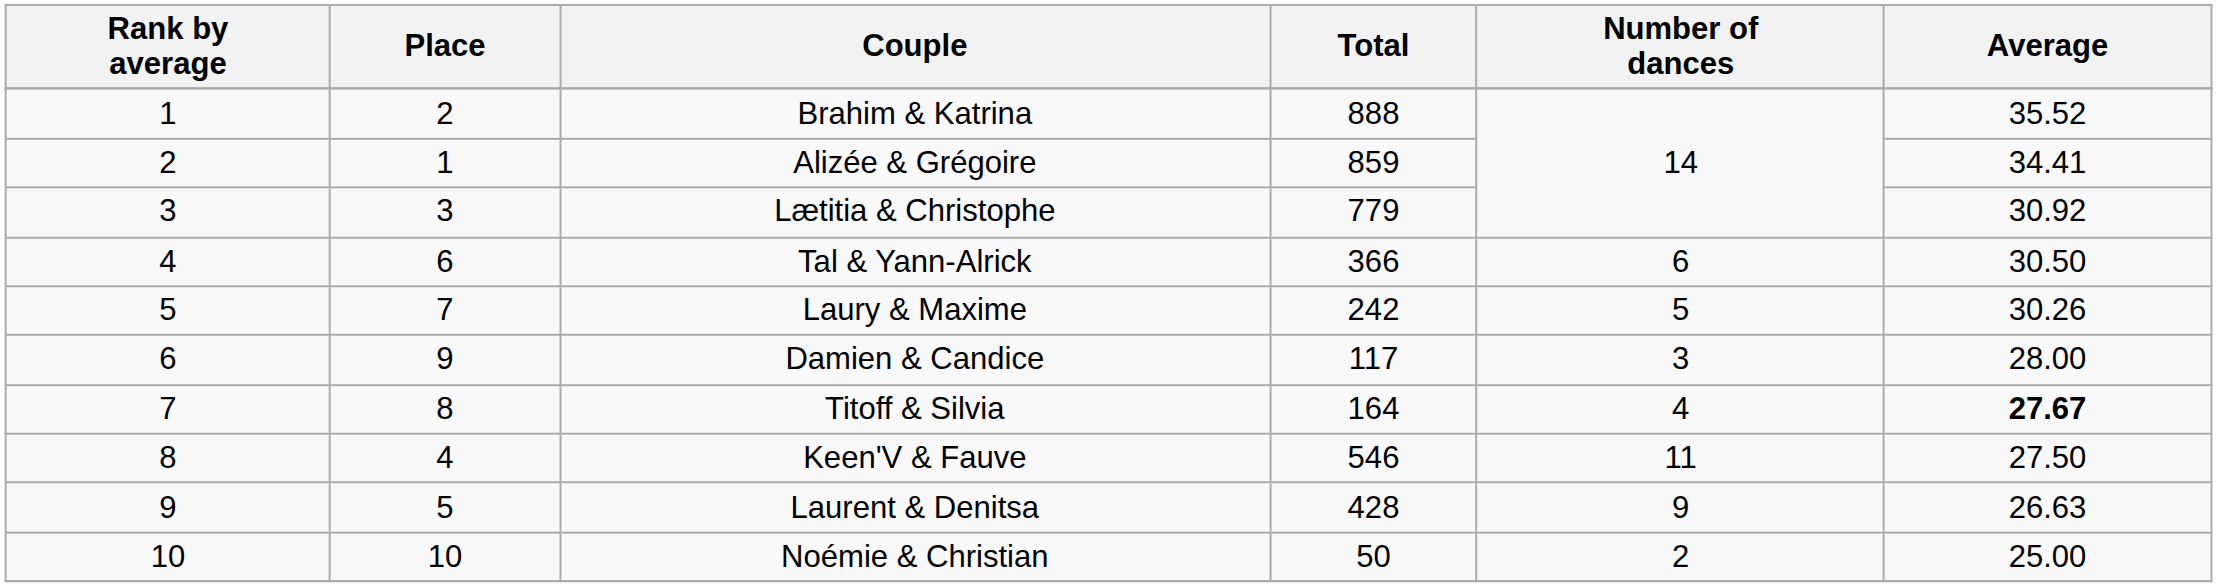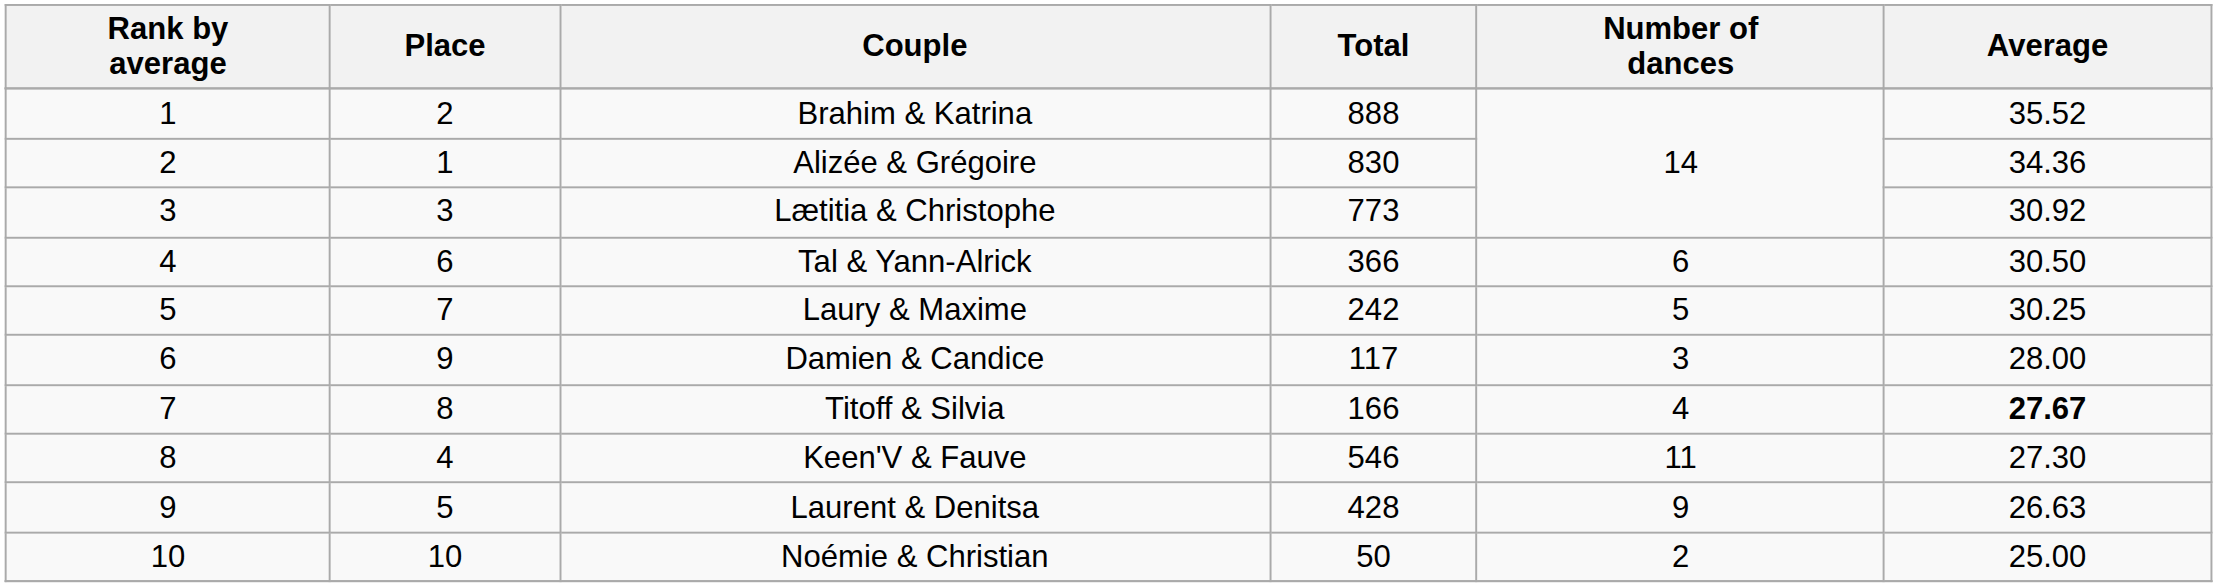(1374, 162) 859 -> (1374, 162) 830
(2048, 162) 34.41 -> (2048, 162) 34.36
(1374, 211) 779 -> (1374, 211) 773
(2048, 310) 30.26 -> (2048, 310) 30.25
(1374, 408) 164 -> (1374, 408) 166
(2048, 457) 27.50 -> (2048, 457) 27.30
